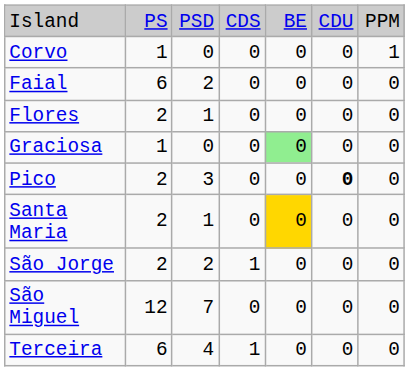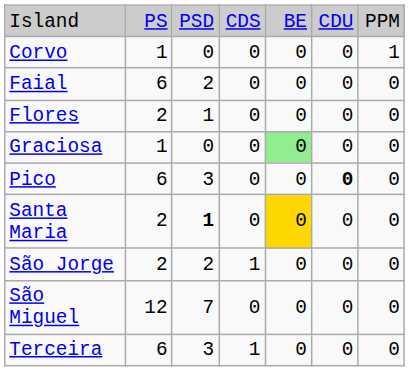(162, 179) 2 -> (162, 179) 6
(208, 221) normal -> (208, 221) bold
(208, 350) 4 -> (208, 350) 3
